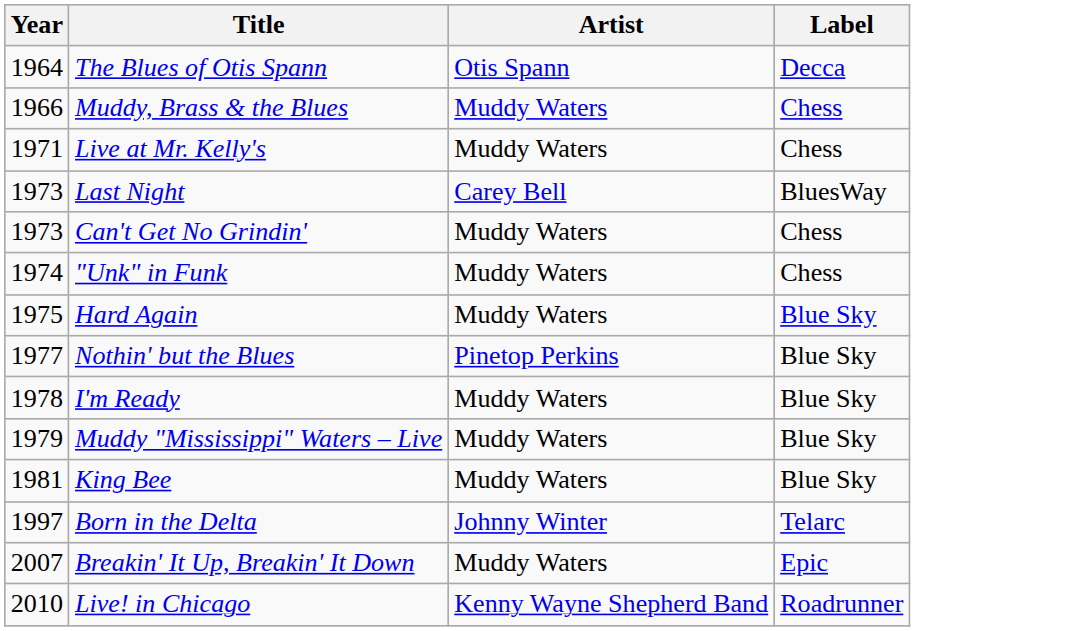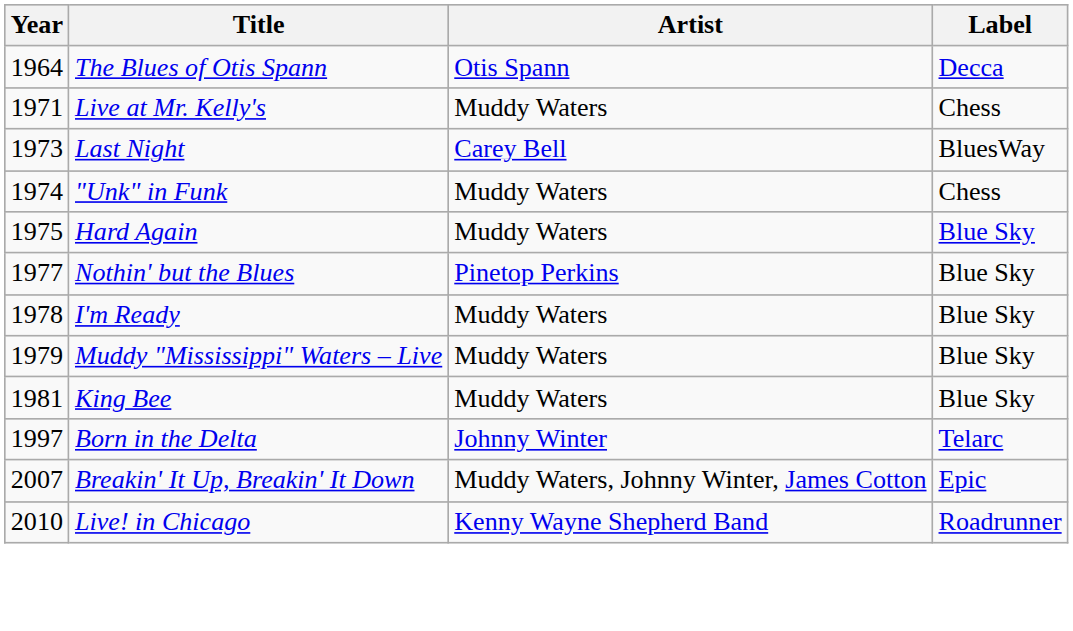- row: (212, 107)
- row: (191, 231)
(531, 562) Muddy Waters -> (690, 480) Muddy Waters, Johnny Winter, James Cotton
